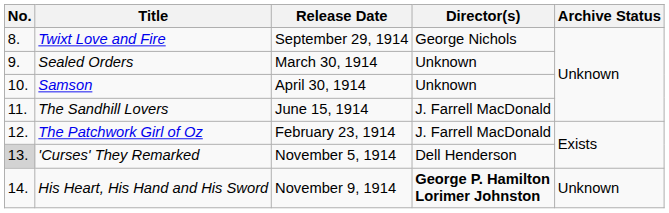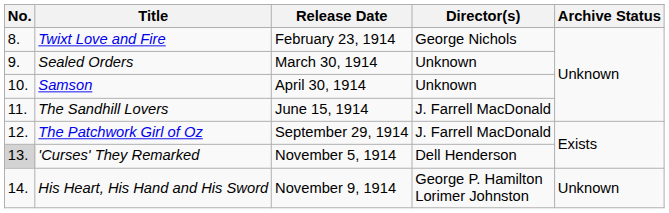(342, 39) September 29, 1914 -> (335, 39) February 23, 1914
(335, 132) February 23, 1914 -> (342, 132) September 29, 1914
(483, 187) bold -> (479, 187) normal
